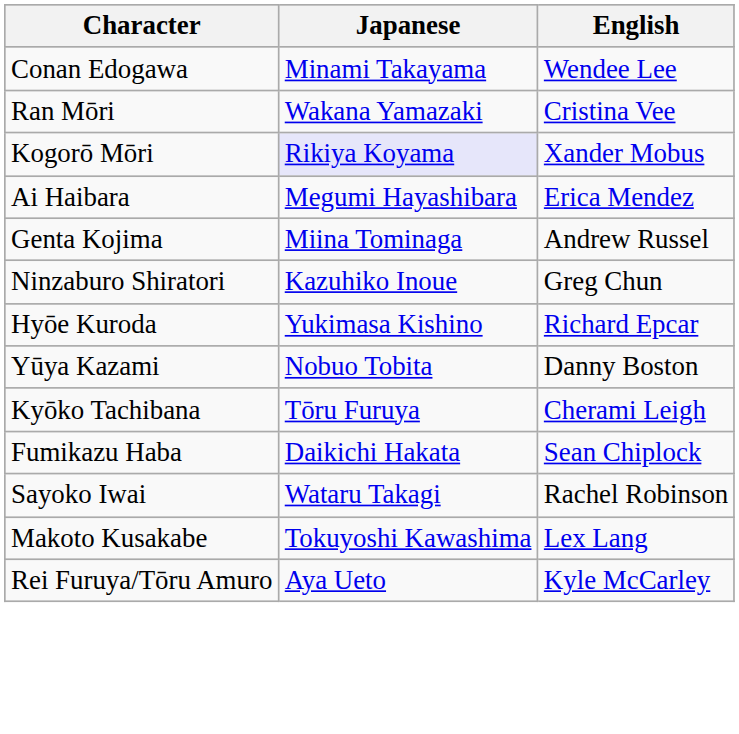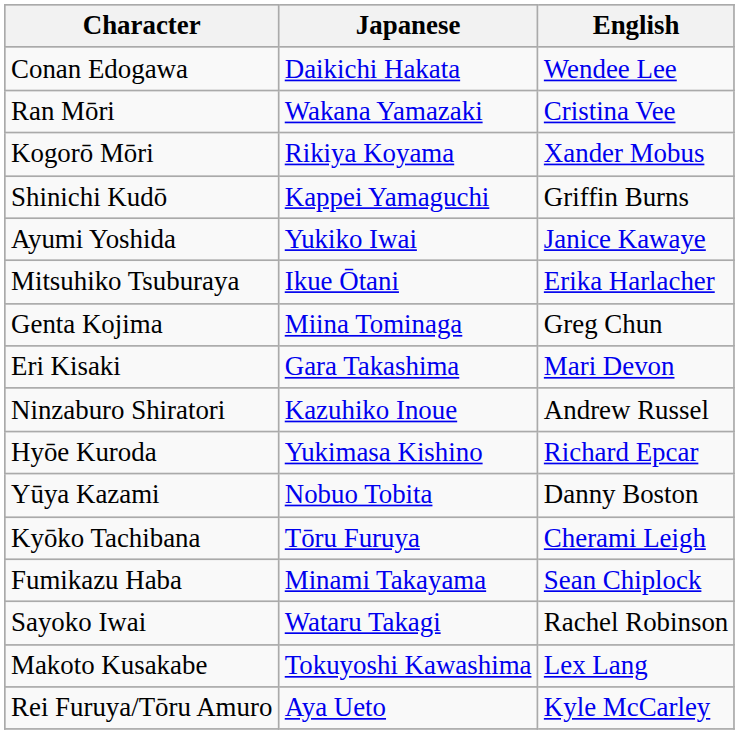(385, 68) Minami Takayama -> (372, 68) Daikichi Hakata
(369, 153) lavender background -> (369, 153) no background
+ row: (89, 196)
- row: (70, 196)
+ row: (93, 238)
+ row: (125, 281)
(626, 238) Andrew Russel -> (603, 324) Greg Chun
+ row: (66, 366)
(603, 281) Greg Chun -> (626, 409) Andrew Russel
(372, 452) Daikichi Hakata -> (385, 580) Minami Takayama
